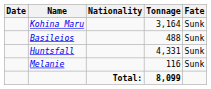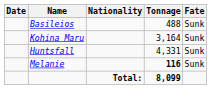rows swapped: (57, 24) <-> (52, 38)
(173, 64) normal -> (173, 64) bold
